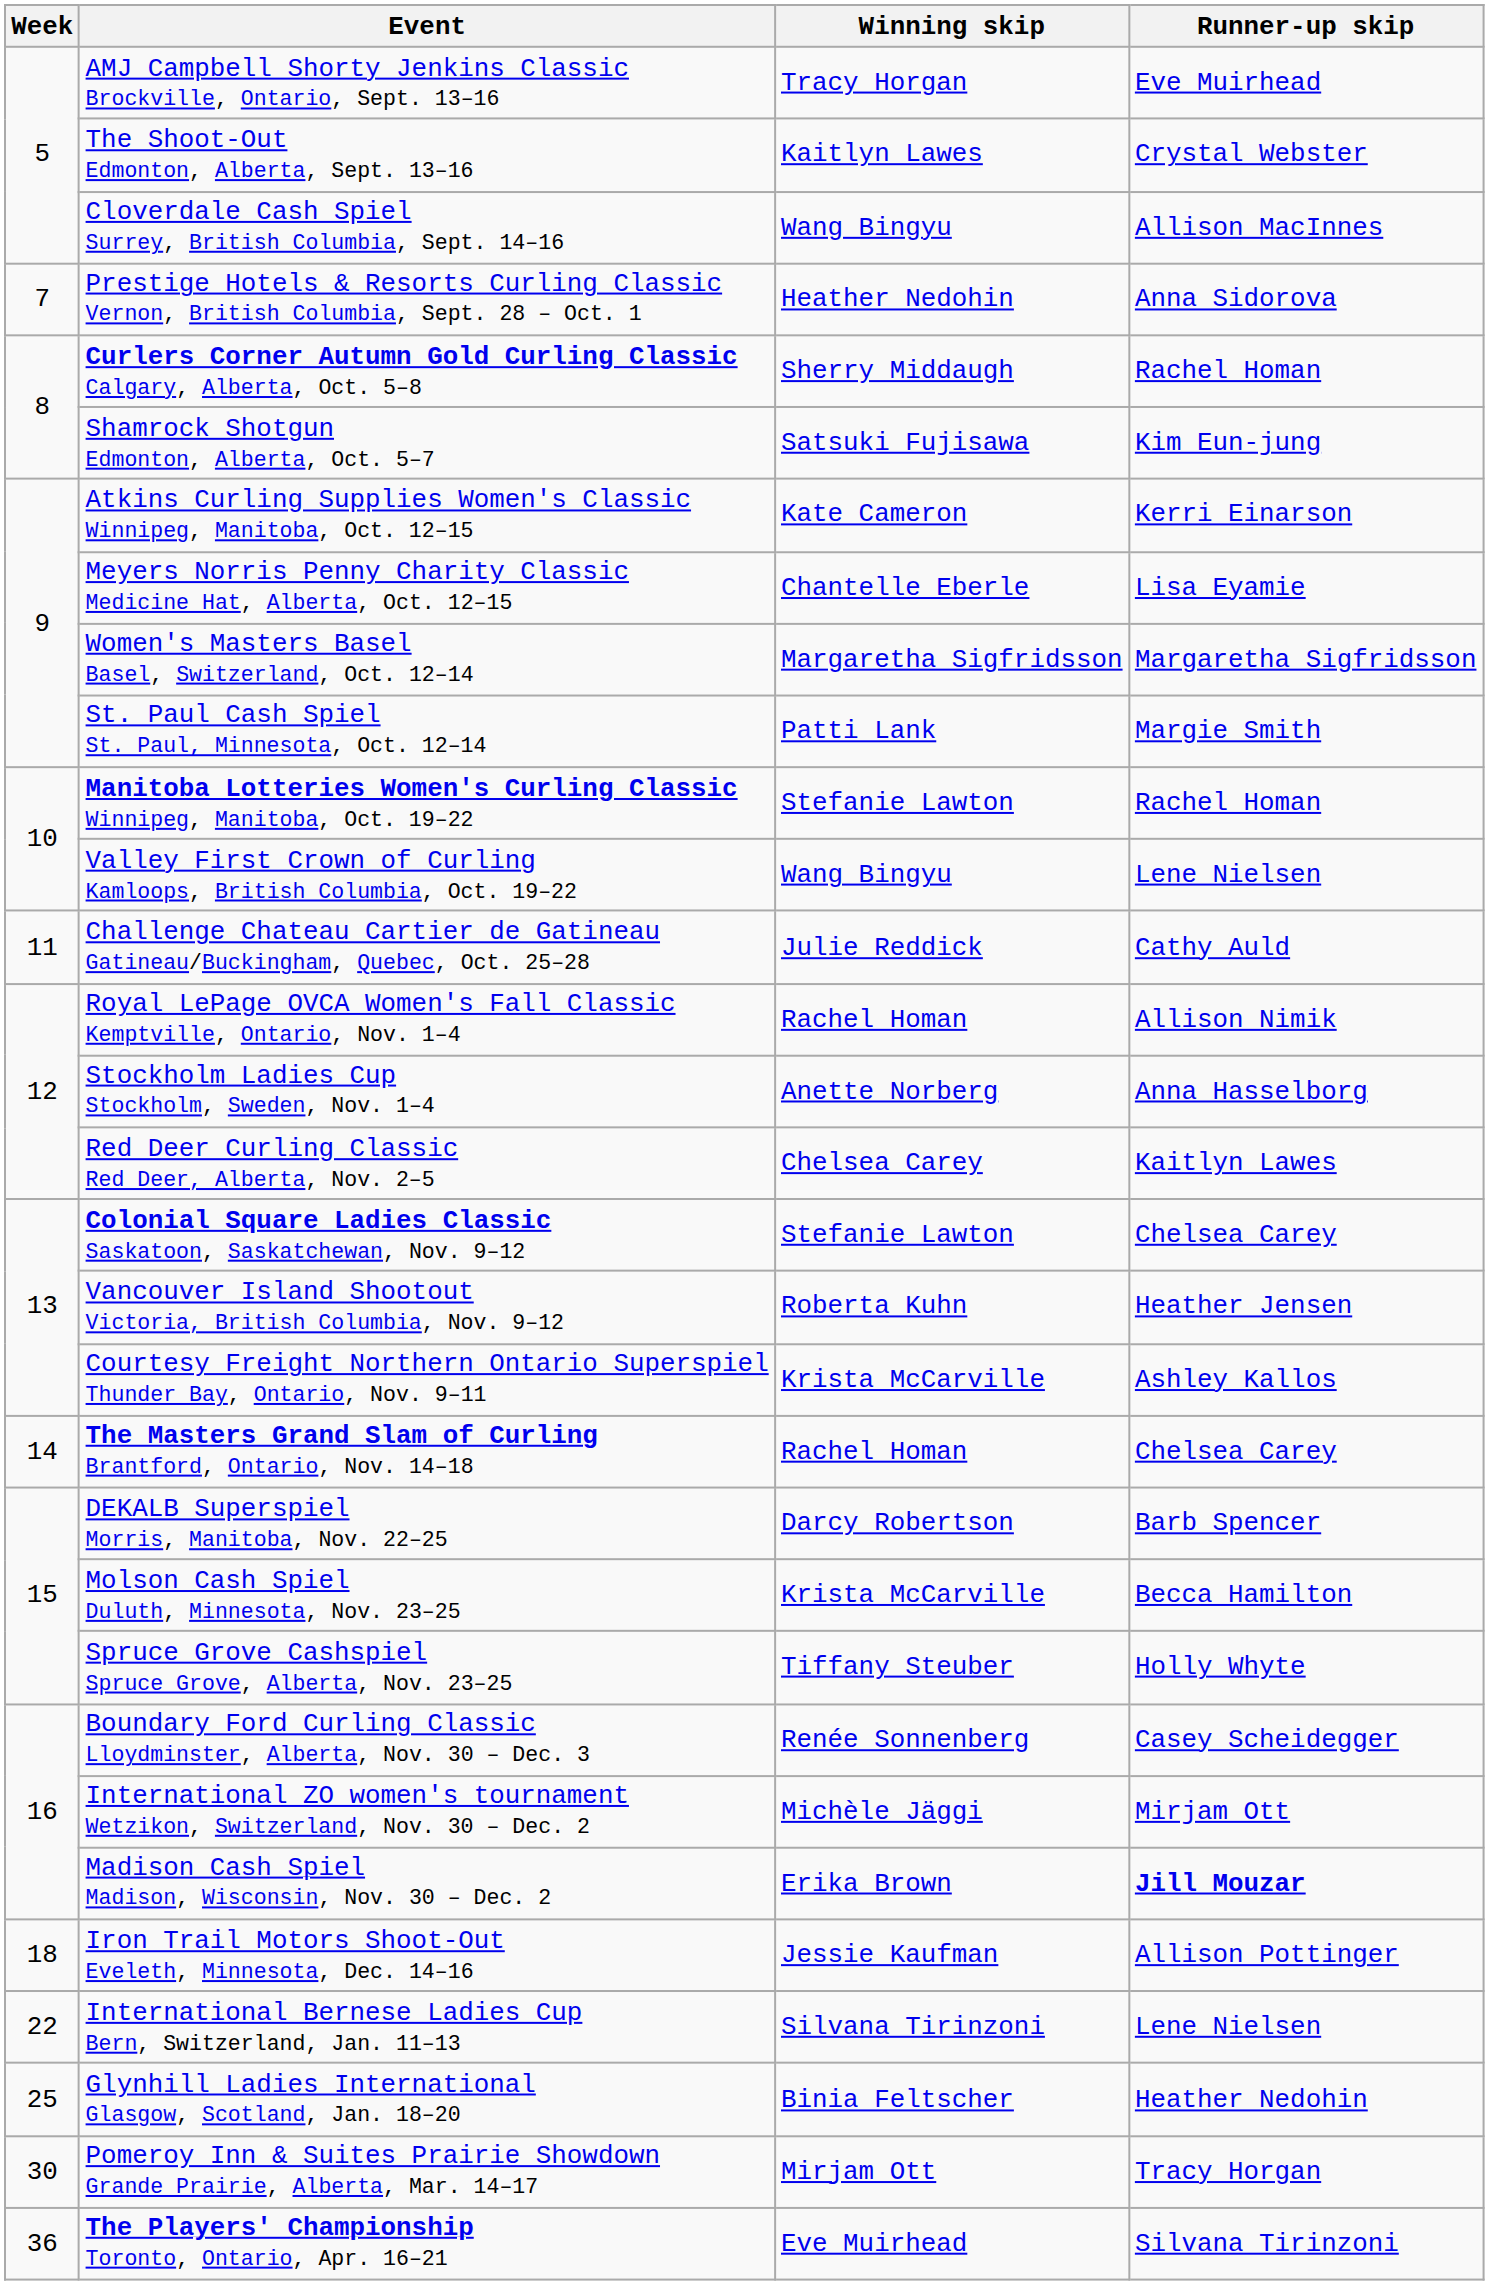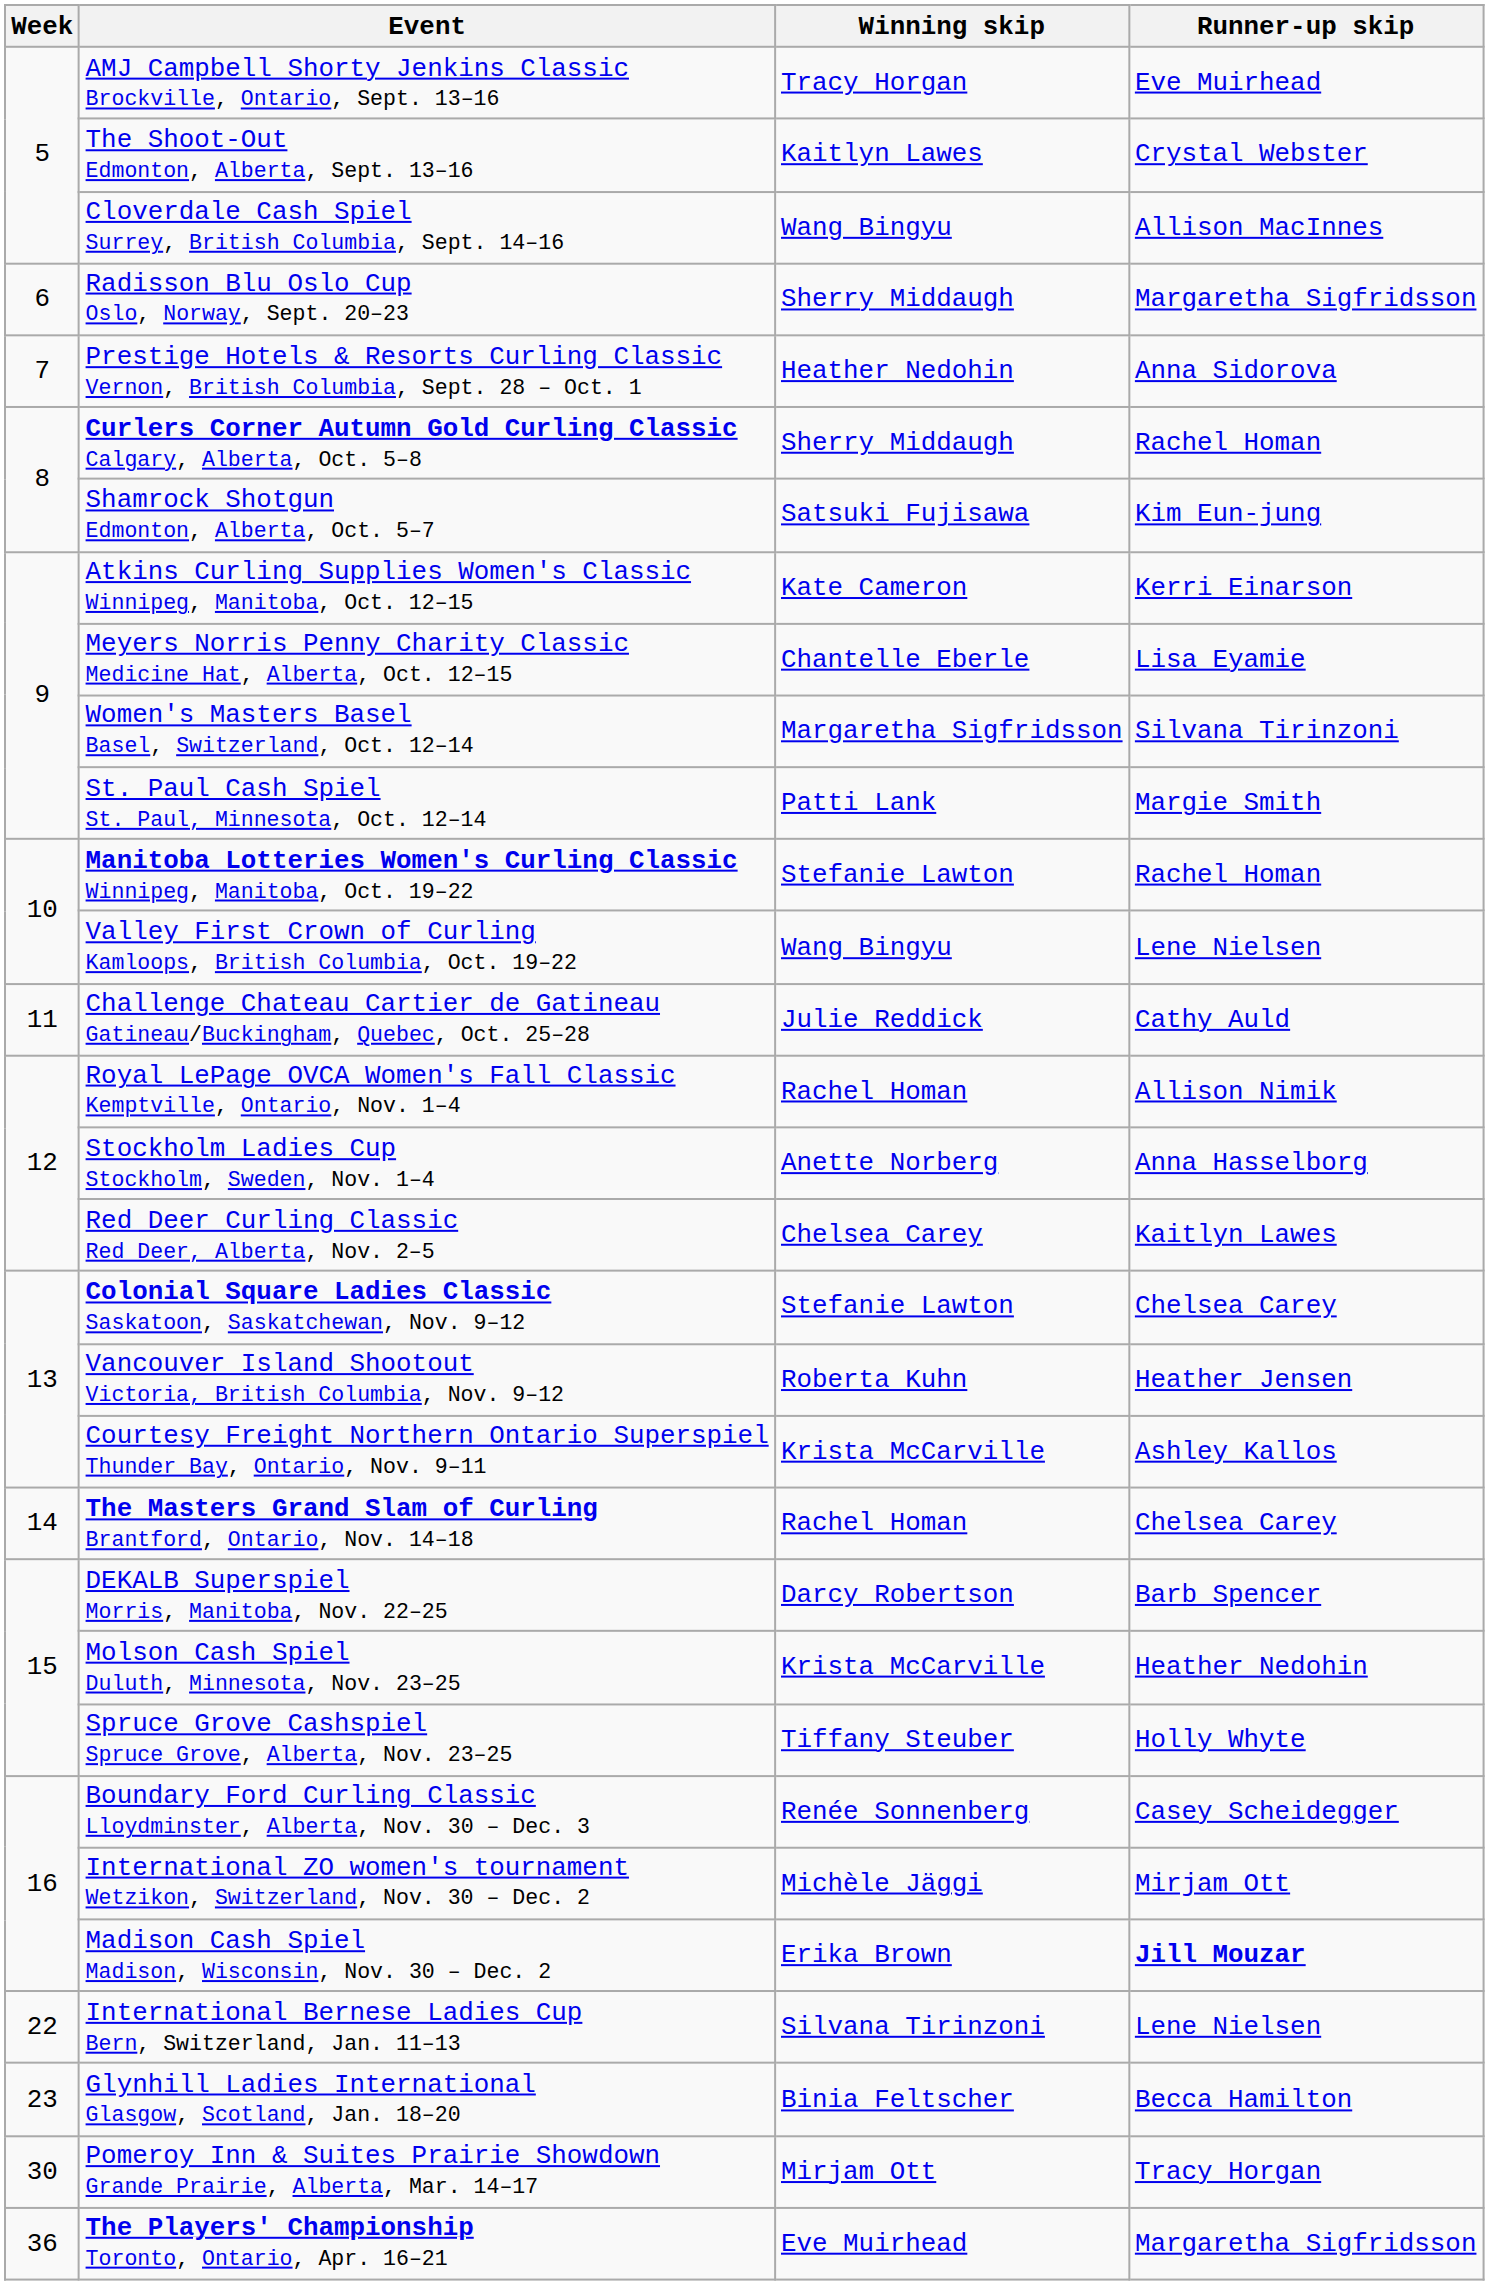+ row: (249, 298)
(1306, 659) Margaretha Sigfridsson -> (1267, 731) Silvana Tirinzoni
(1244, 1595) Becca Hamilton -> (1251, 1667) Heather Nedohin
- row: (295, 1955)
(42, 2100) 25 -> (42, 2100) 23
(1251, 2100) Heather Nedohin -> (1244, 2100) Becca Hamilton
(1267, 2244) Silvana Tirinzoni -> (1306, 2244) Margaretha Sigfridsson
